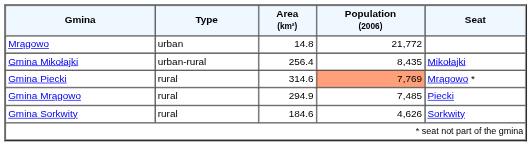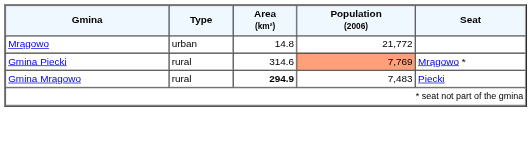- row: (43, 61)
(301, 96) normal -> (282, 79) bold
(410, 96) 7,485 -> (400, 79) 7,483
- row: (43, 113)
